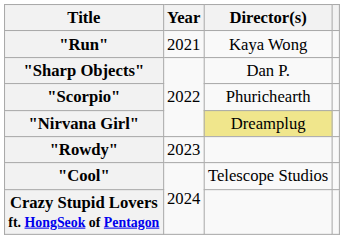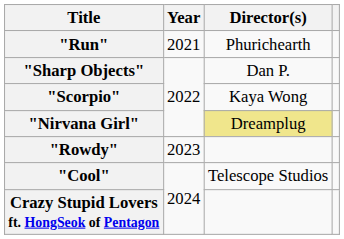(268, 44) Kaya Wong -> (268, 44) Phurichearth
(268, 96) Phurichearth -> (268, 96) Kaya Wong
